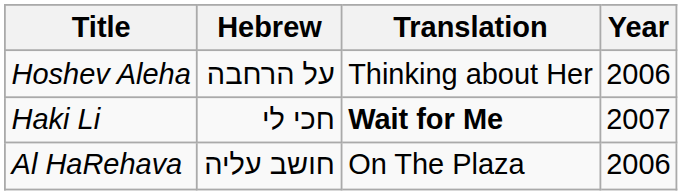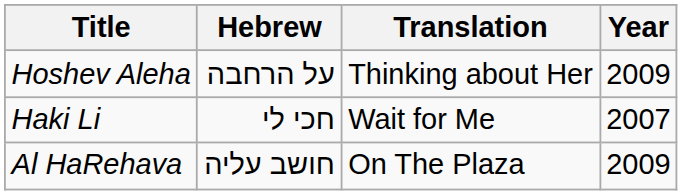(638, 73) 2006 -> (638, 73) 2009
(426, 119) bold -> (422, 119) normal
(638, 165) 2006 -> (638, 165) 2009
